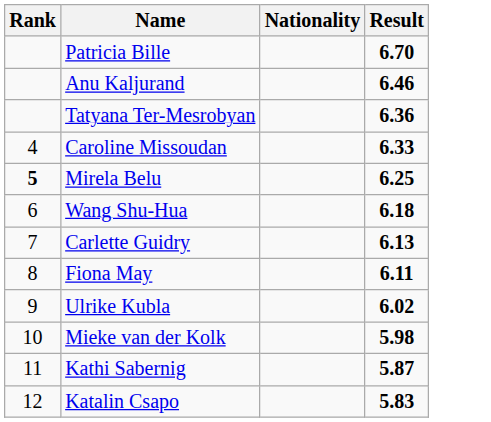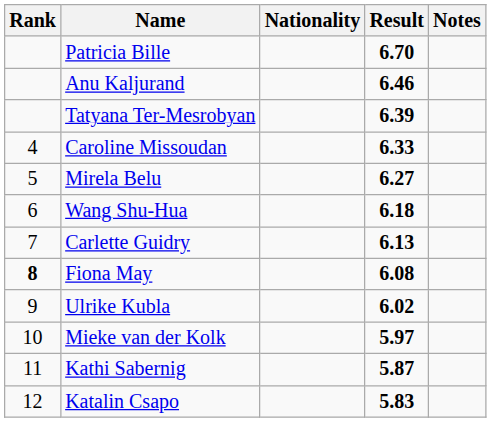+ column: (457, 20)
(397, 115) 6.36 -> (397, 115) 6.39
(33, 178) bold -> (33, 178) normal
(397, 178) 6.25 -> (397, 178) 6.27
(33, 274) normal -> (33, 274) bold
(397, 274) 6.11 -> (397, 274) 6.08
(397, 337) 5.98 -> (397, 337) 5.97
